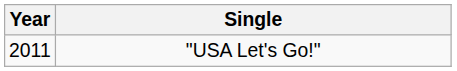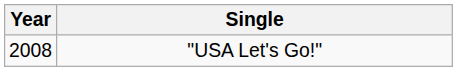(30, 50) 2011 -> (31, 50) 2008
